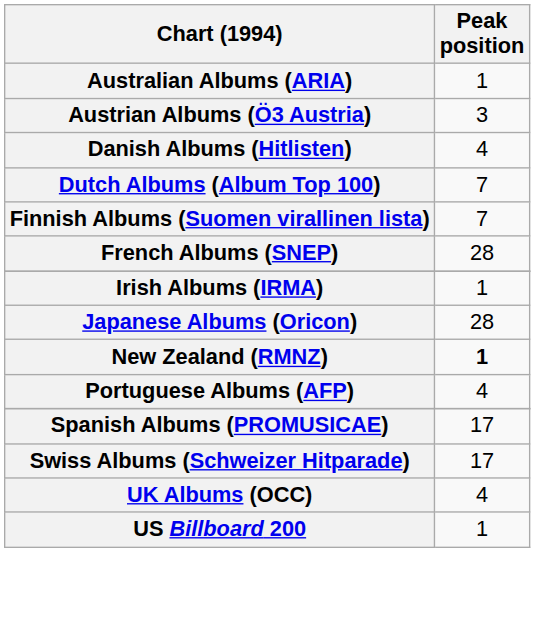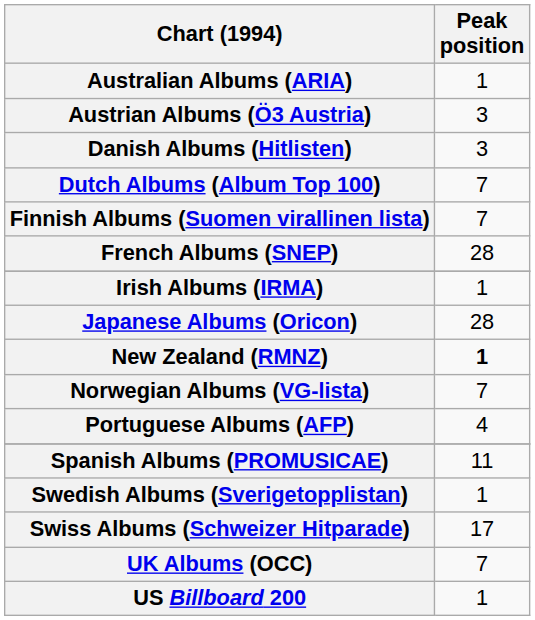(482, 149) 4 -> (482, 149) 3
+ row: (220, 391)
(482, 425) 17 -> (482, 460) 11
+ row: (220, 494)
(482, 494) 4 -> (482, 563) 7
